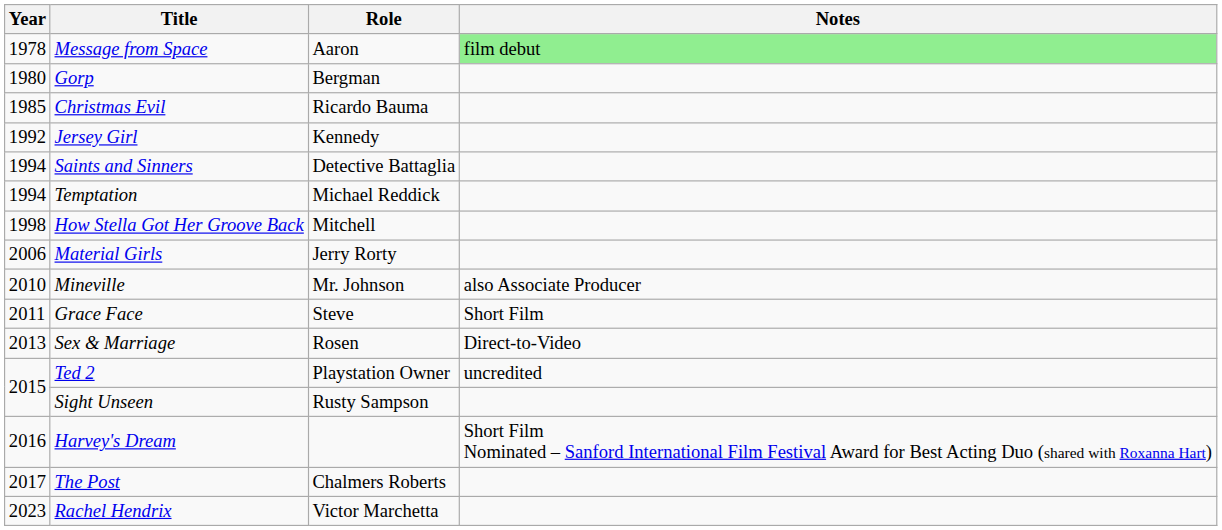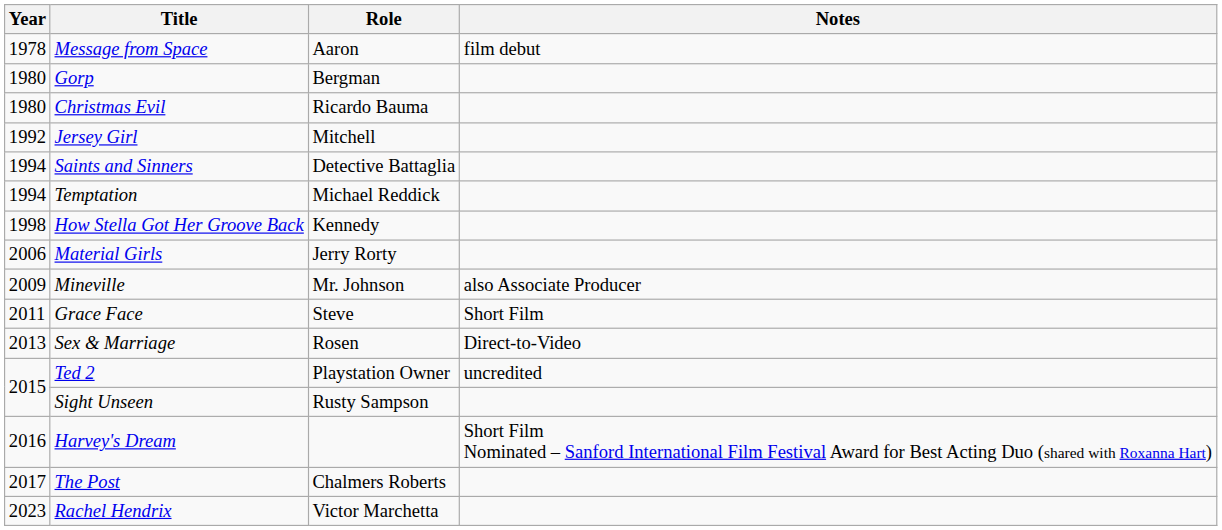(502, 48) lightgreen background -> (502, 48) no background
(27, 107) 1985 -> (27, 107) 1980
(346, 136) Kennedy -> (344, 136) Mitchell
(344, 225) Mitchell -> (346, 225) Kennedy
(27, 284) 2010 -> (27, 284) 2009
